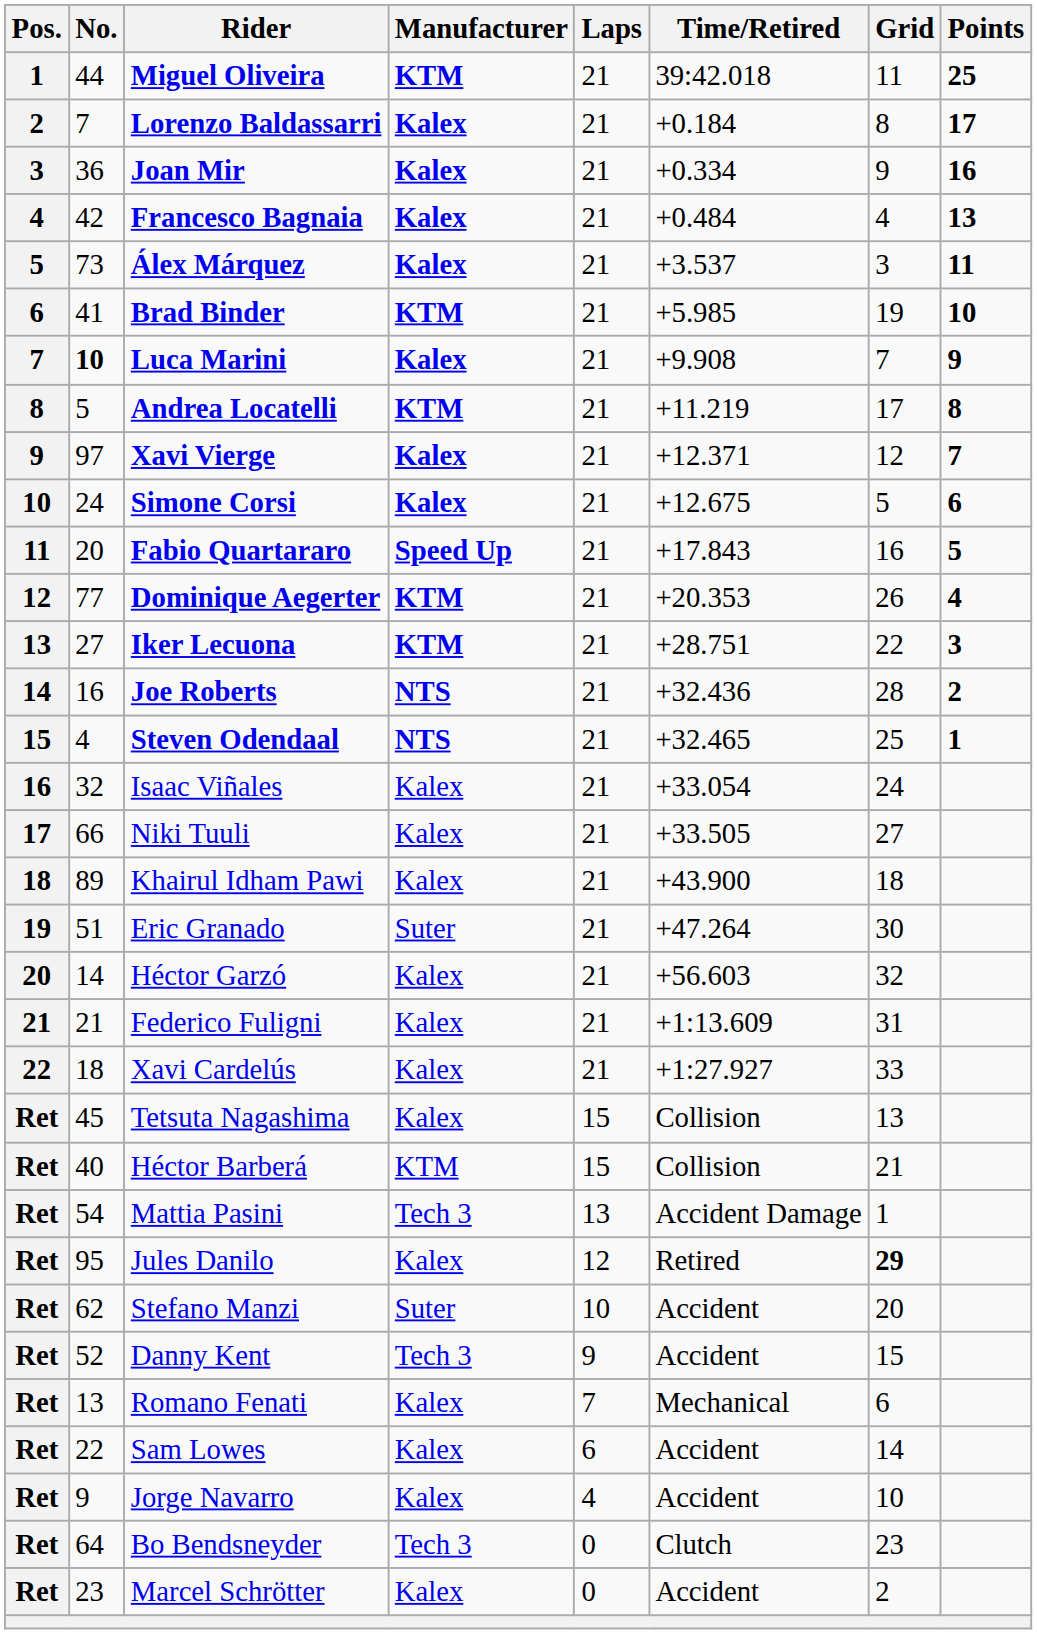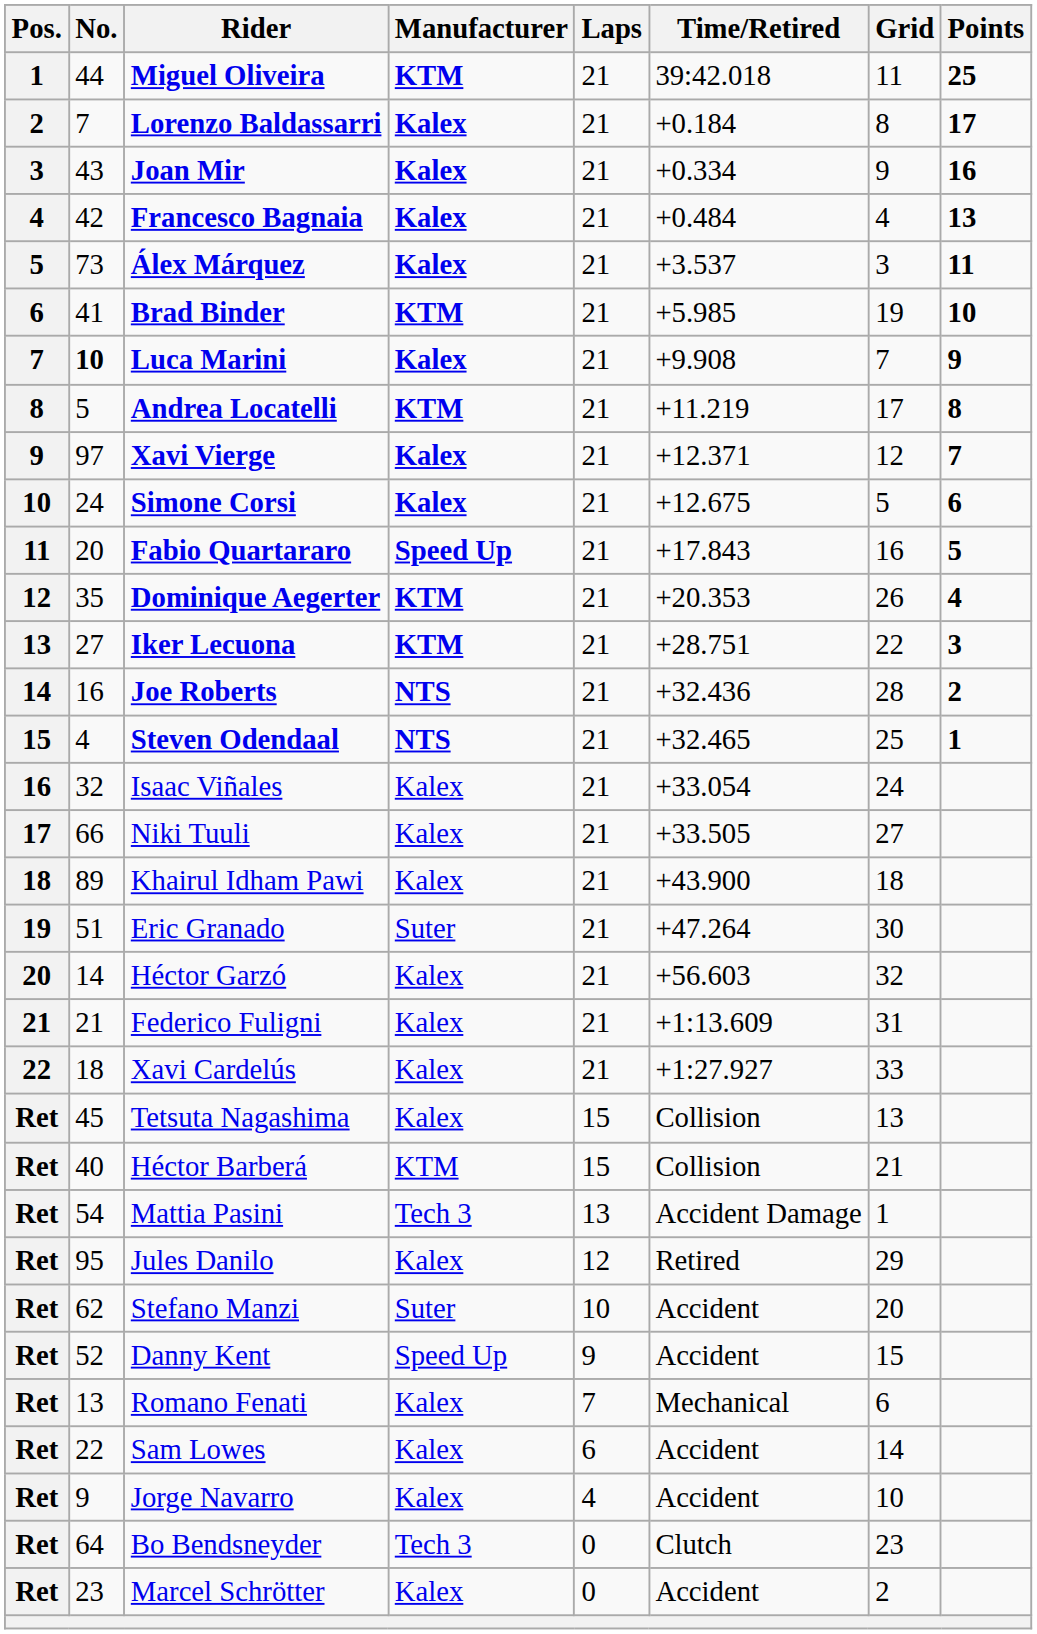(90, 170) 36 -> (90, 170) 43
(90, 596) 77 -> (90, 596) 35
(890, 1259) bold -> (890, 1259) normal
(433, 1354) Tech 3 -> (451, 1354) Speed Up
